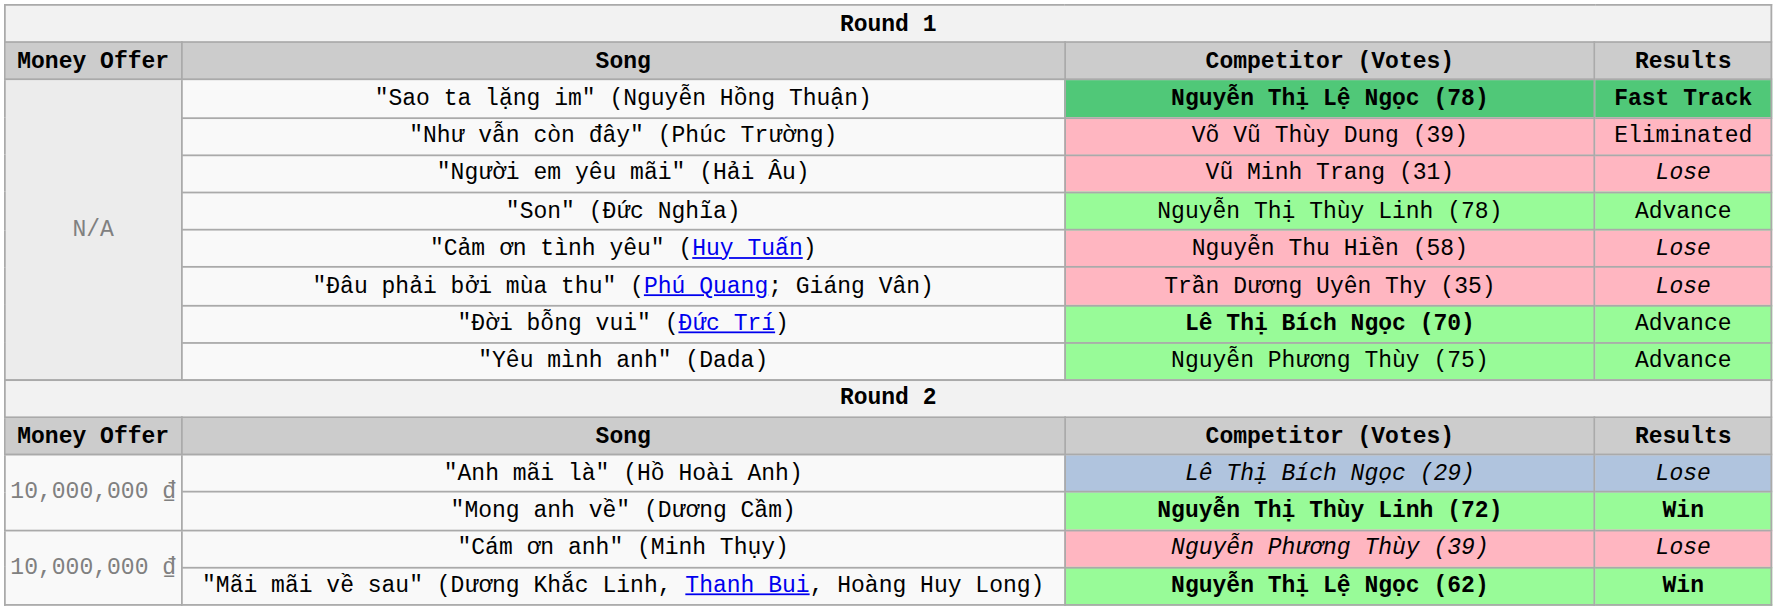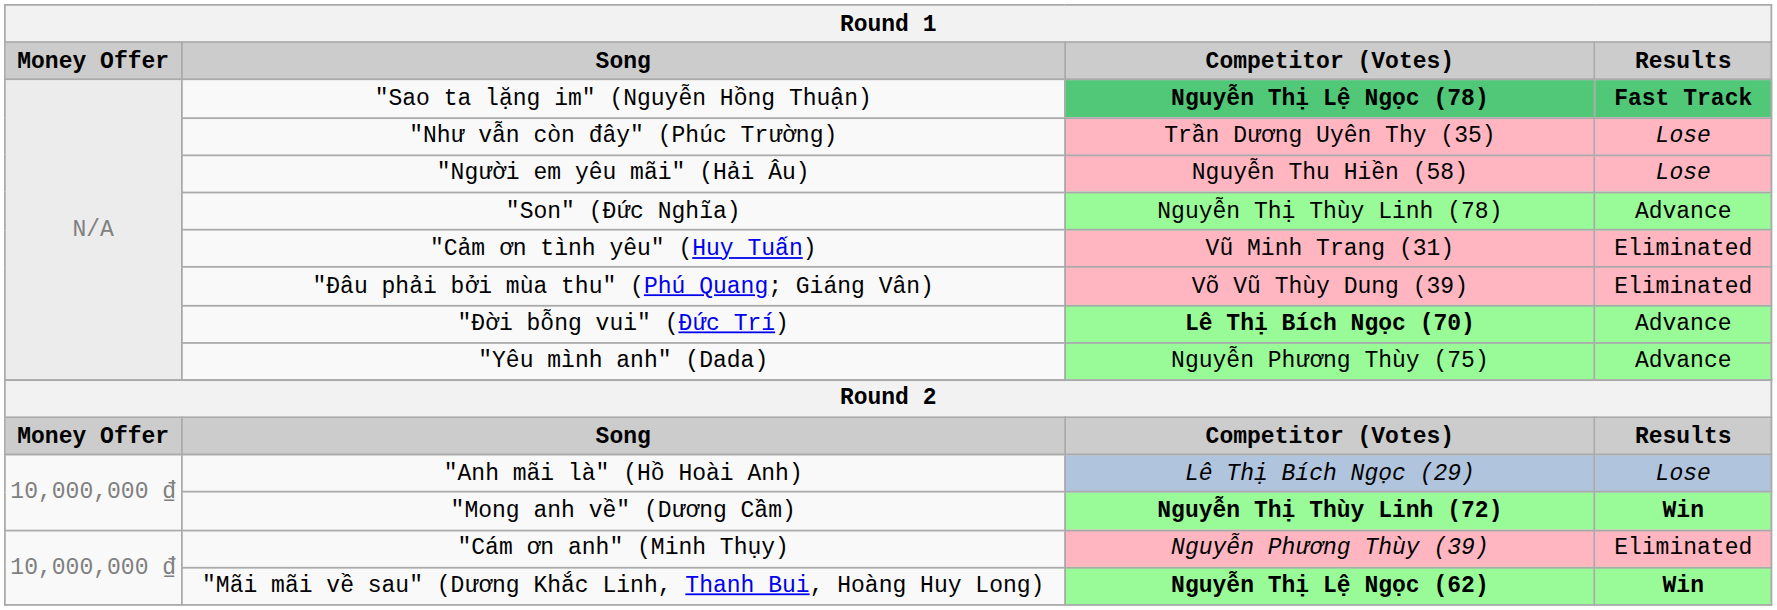(1330, 136) Võ Vũ Thùy Dung (39) -> (1330, 136) Trần Dương Uyên Thy (35)
(1683, 136) Eliminated -> (1683, 136) Lose
(1330, 174) Vũ Minh Trang (31) -> (1330, 174) Nguyễn Thu Hiền (58)
(1330, 249) Nguyễn Thu Hiền (58) -> (1330, 249) Vũ Minh Trang (31)
(1683, 249) Lose -> (1683, 249) Eliminated
(1330, 286) Trần Dương Uyên Thy (35) -> (1330, 286) Võ Vũ Thùy Dung (39)
(1683, 286) Lose -> (1683, 286) Eliminated
(1683, 549) Lose -> (1683, 549) Eliminated
